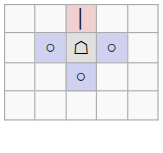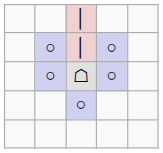+ row: (51, 47)
